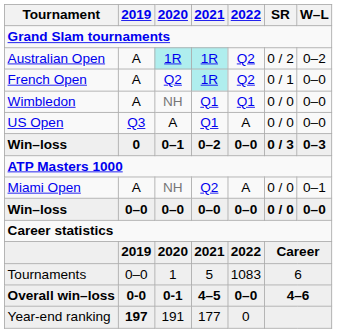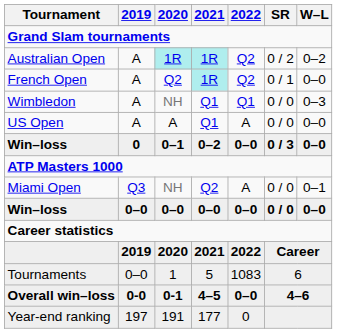(314, 101) 0–0 -> (314, 101) 0–3
(136, 123) Q3 -> (136, 123) A
(314, 144) 0–3 -> (314, 144) 0–0
(136, 187) A -> (136, 187) Q3
(136, 317) bold -> (136, 317) normal
